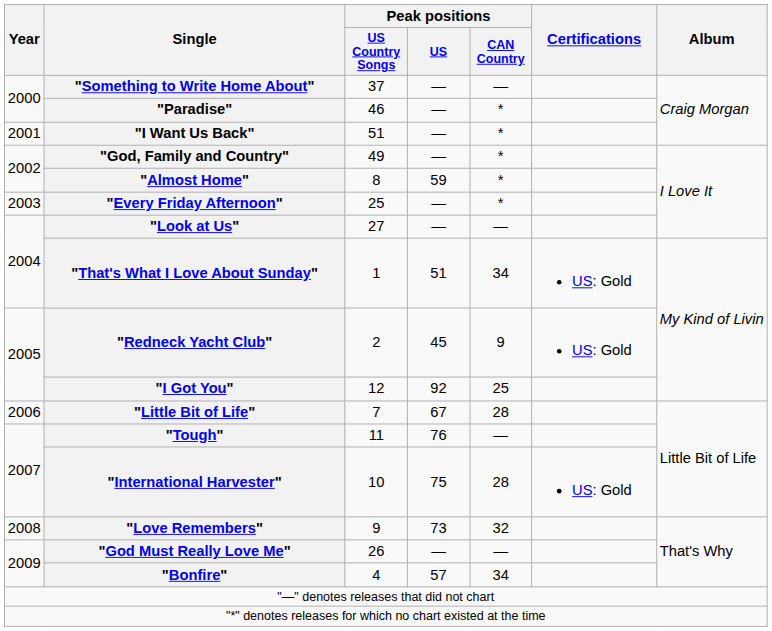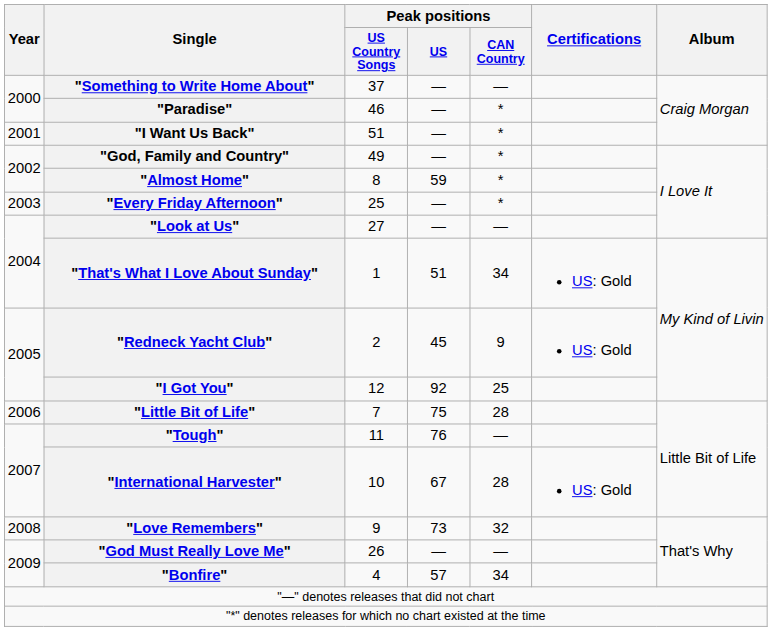(438, 412) 67 -> (438, 412) 75
(438, 481) 75 -> (438, 481) 67
